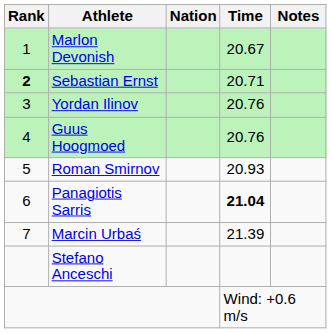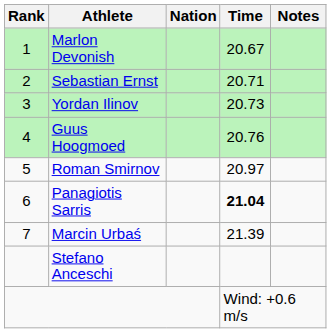(26, 81) bold -> (26, 81) normal
(245, 104) 20.76 -> (245, 104) 20.73
(245, 169) 20.93 -> (245, 169) 20.97
